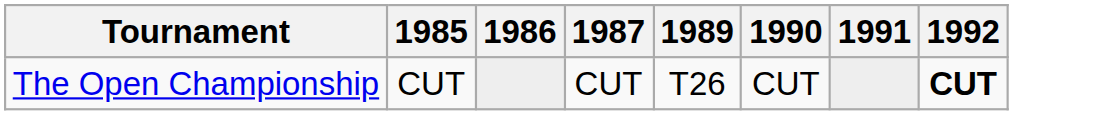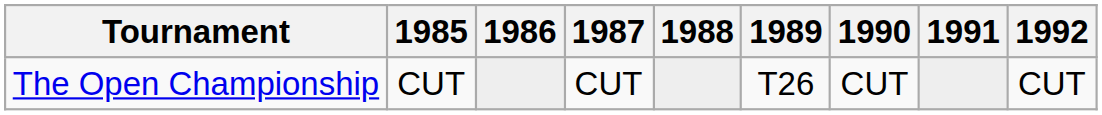+ column: (697, 31)
(963, 84) bold -> (1052, 84) normal
